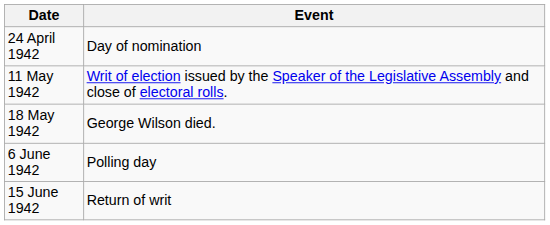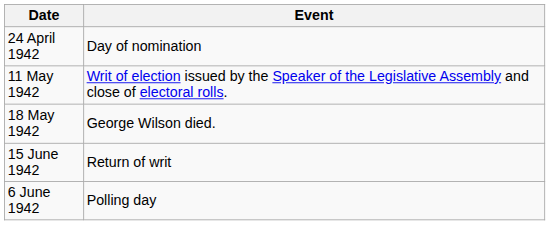rows swapped: (29, 162) <-> (33, 200)
